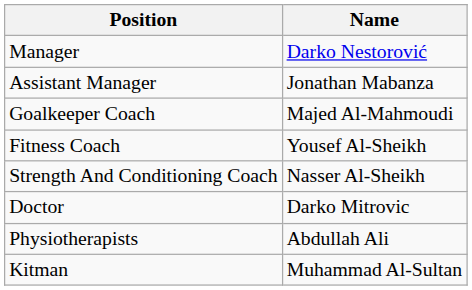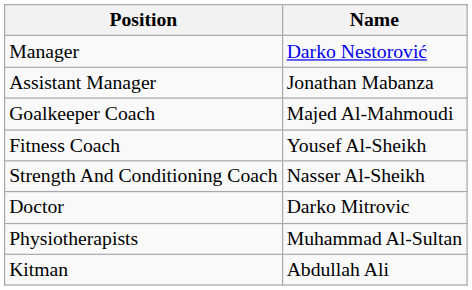(338, 238) Abdullah Ali -> (374, 238) Muhammad Al-Sultan
(374, 269) Muhammad Al-Sultan -> (338, 269) Abdullah Ali
